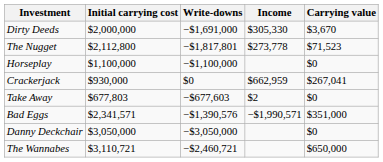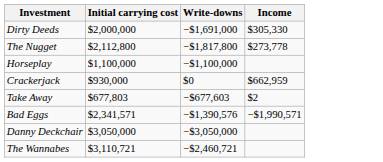- column: (341, 13)
(210, 47) −$1,817,801 -> (210, 47) −$1,817,800
